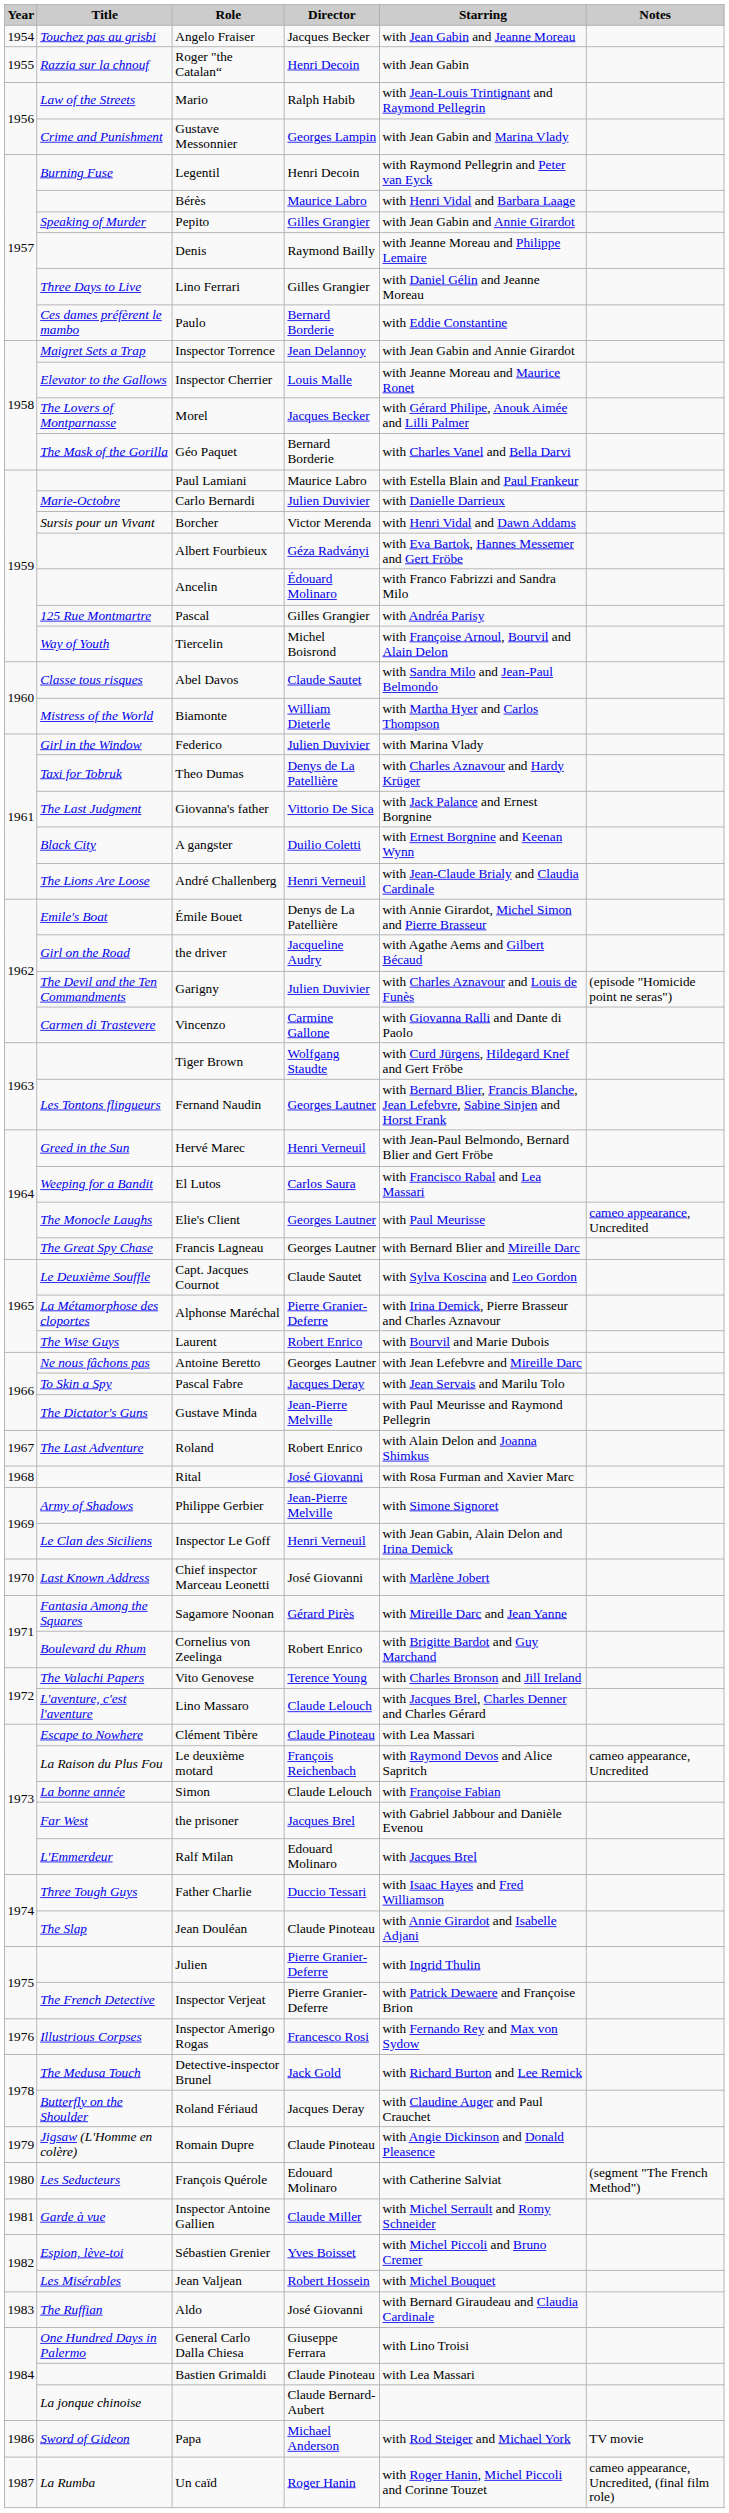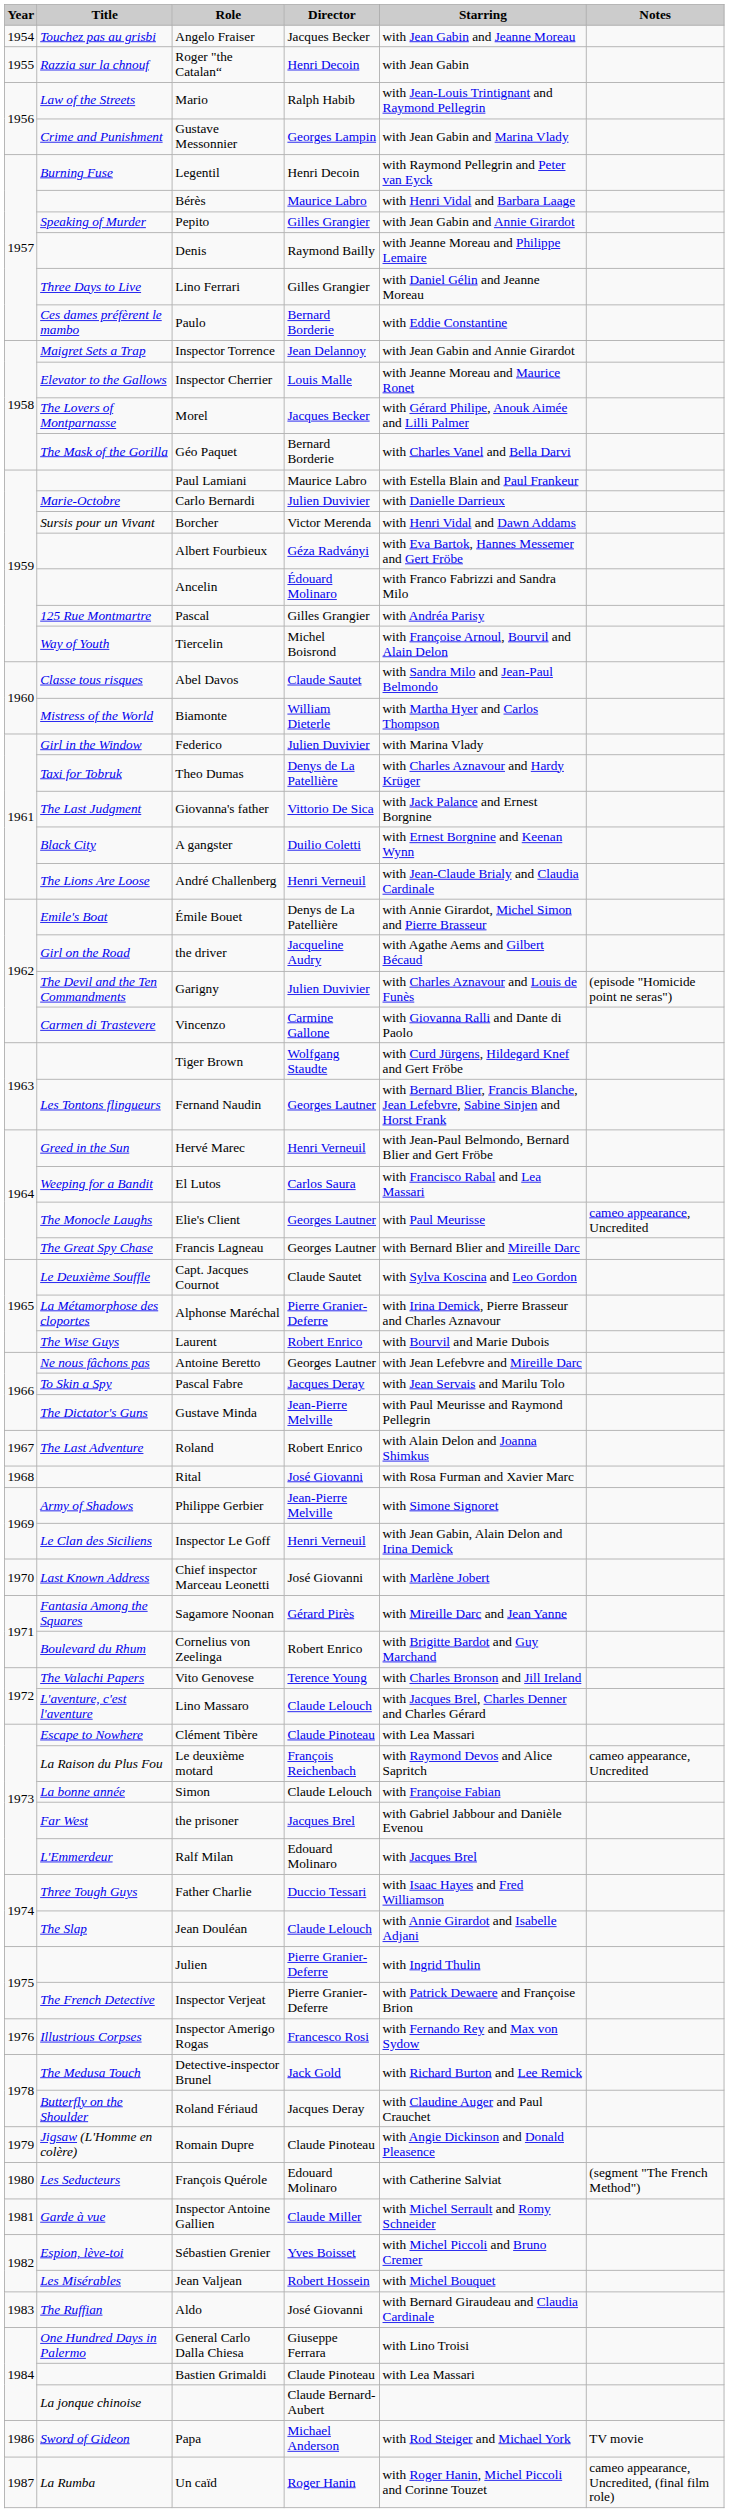(331, 1928) Claude Pinoteau -> (330, 1928) Claude Lelouch
